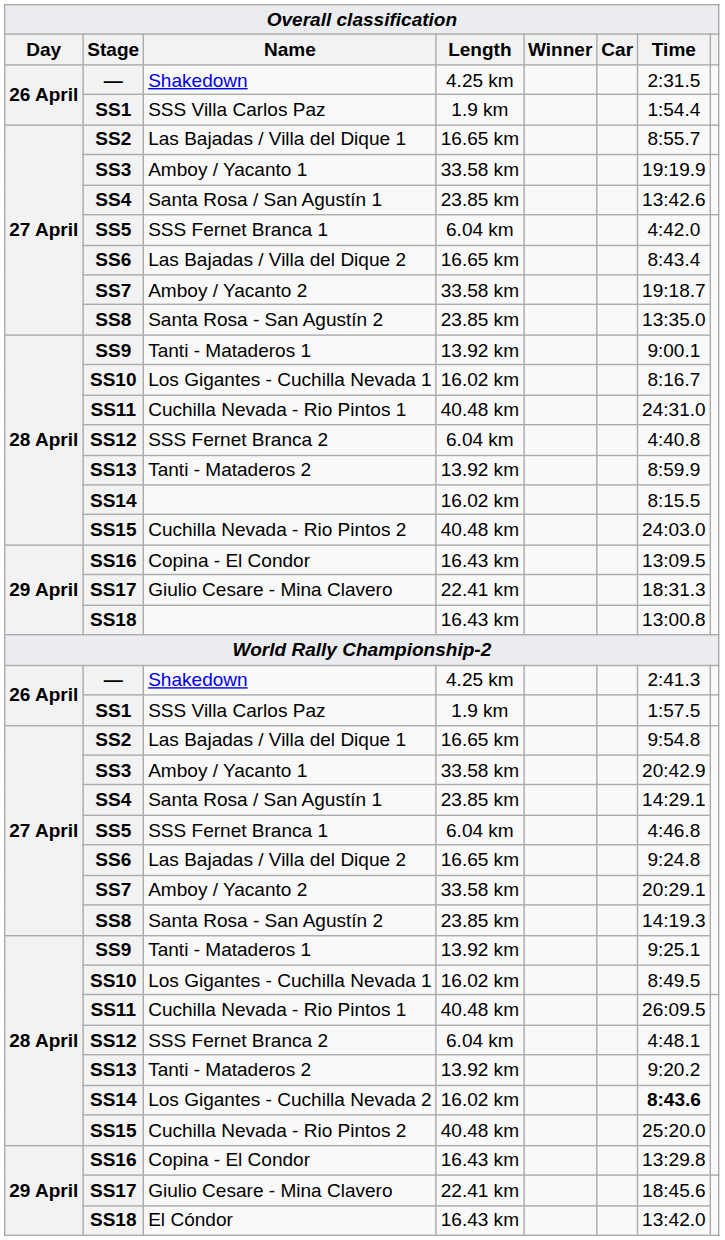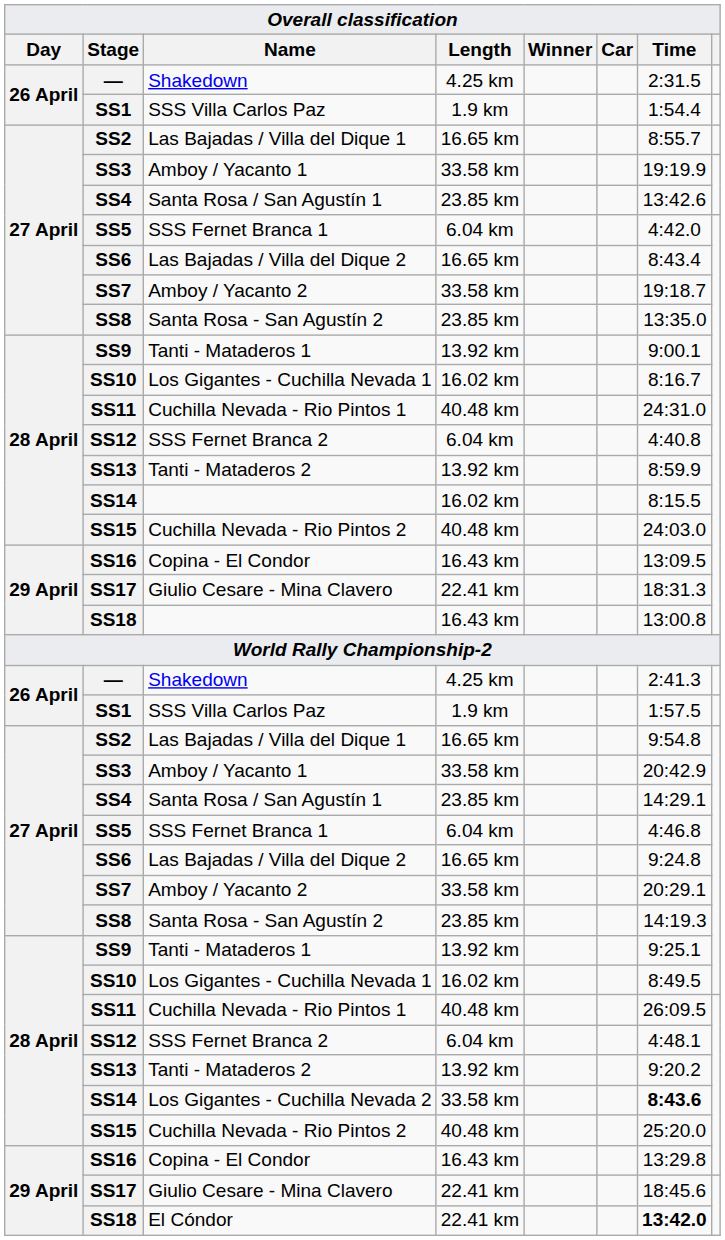(480, 1100) 16.02 km -> (480, 1100) 33.58 km
(480, 1220) 16.43 km -> (480, 1220) 22.41 km
(674, 1220) normal -> (674, 1220) bold
